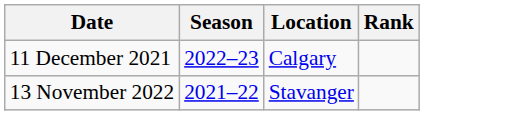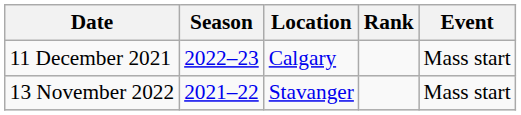+ column: (467, 22)
